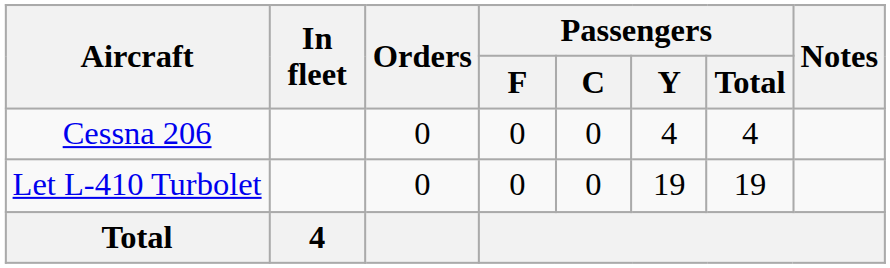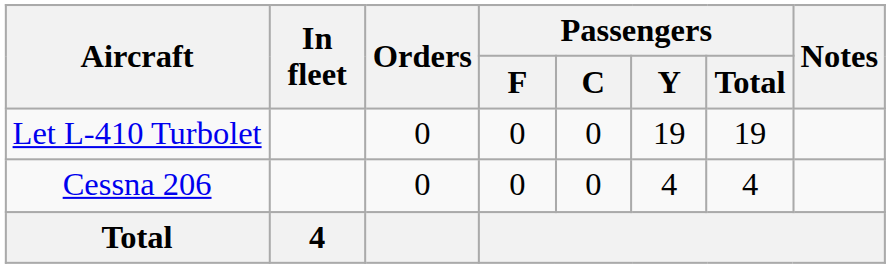rows swapped: (137, 184) <-> (137, 133)
